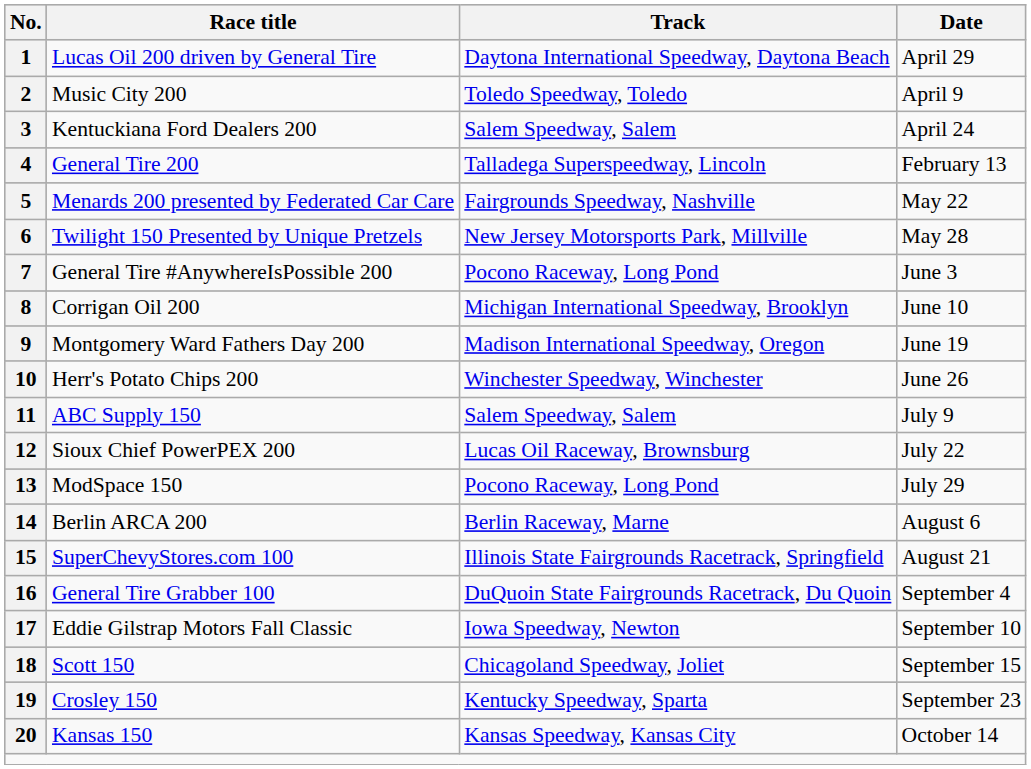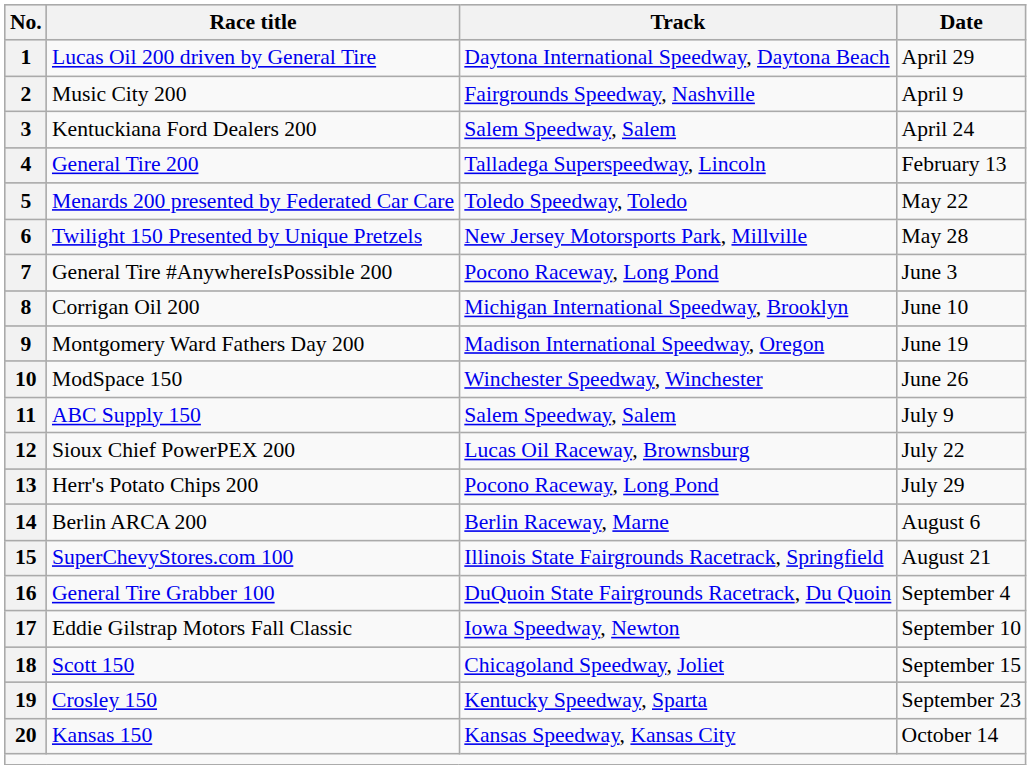(576, 93) Toledo Speedway, Toledo -> (610, 93) Fairgrounds Speedway, Nashville
(610, 200) Fairgrounds Speedway, Nashville -> (576, 200) Toledo Speedway, Toledo
(155, 378) Herr's Potato Chips 200 -> (117, 378) ModSpace 150
(117, 485) ModSpace 150 -> (155, 485) Herr's Potato Chips 200
